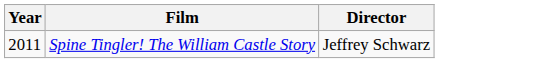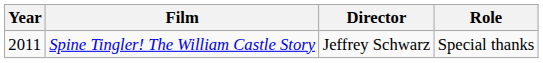+ column: (486, 17)
